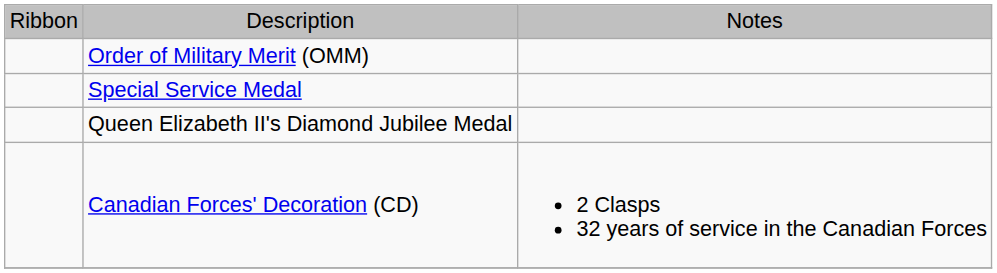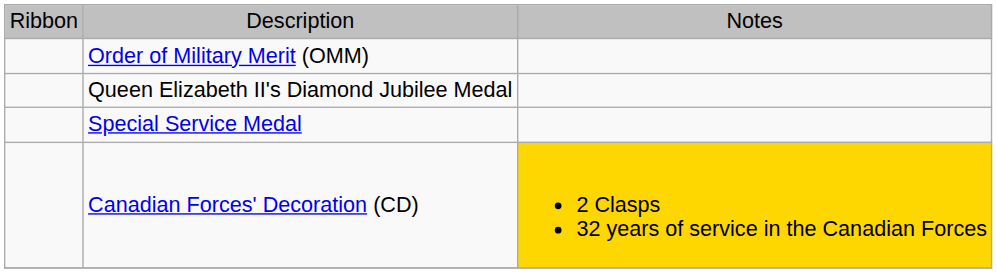rows swapped: (195, 90) <-> (300, 124)
(755, 217) no background -> (755, 217) gold background
